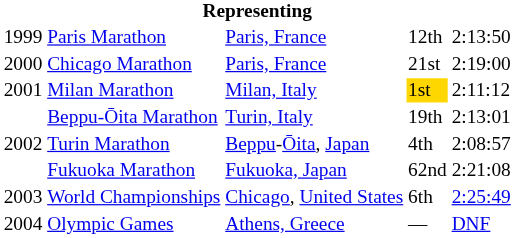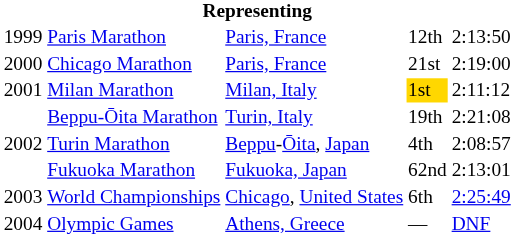(481, 116) 2:13:01 -> (481, 116) 2:21:08
(481, 170) 2:21:08 -> (481, 170) 2:13:01
